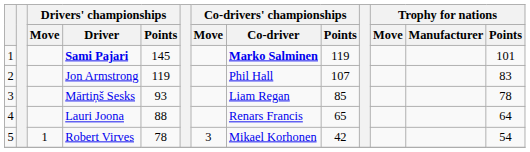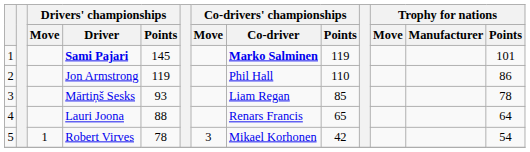(340, 75) 107 -> (340, 75) 110
(506, 75) 83 -> (506, 75) 86
